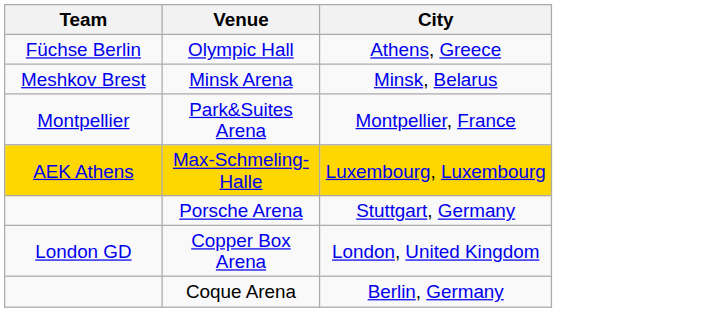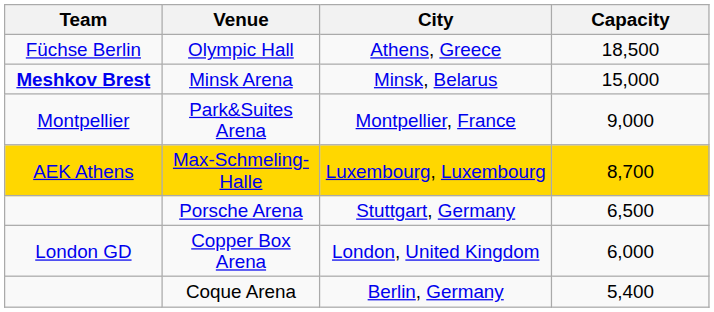+ column: (630, 20)
(83, 79) normal -> (83, 79) bold
